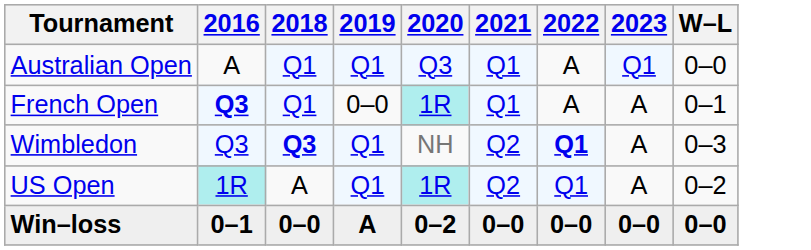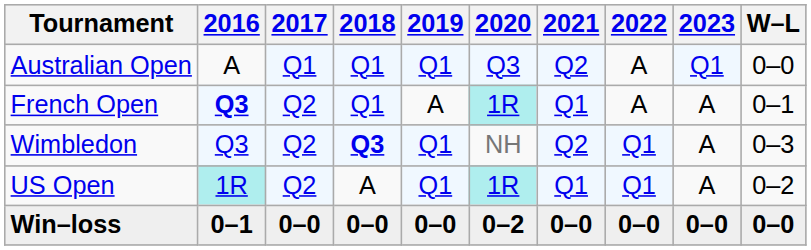+ column: (300, 24)
(503, 64) Q1 -> (571, 64) Q2
(367, 104) 0–0 -> (435, 104) A
(571, 144) bold -> (639, 144) normal
(503, 184) Q2 -> (571, 184) Q1
(367, 225) A -> (435, 225) 0–0
